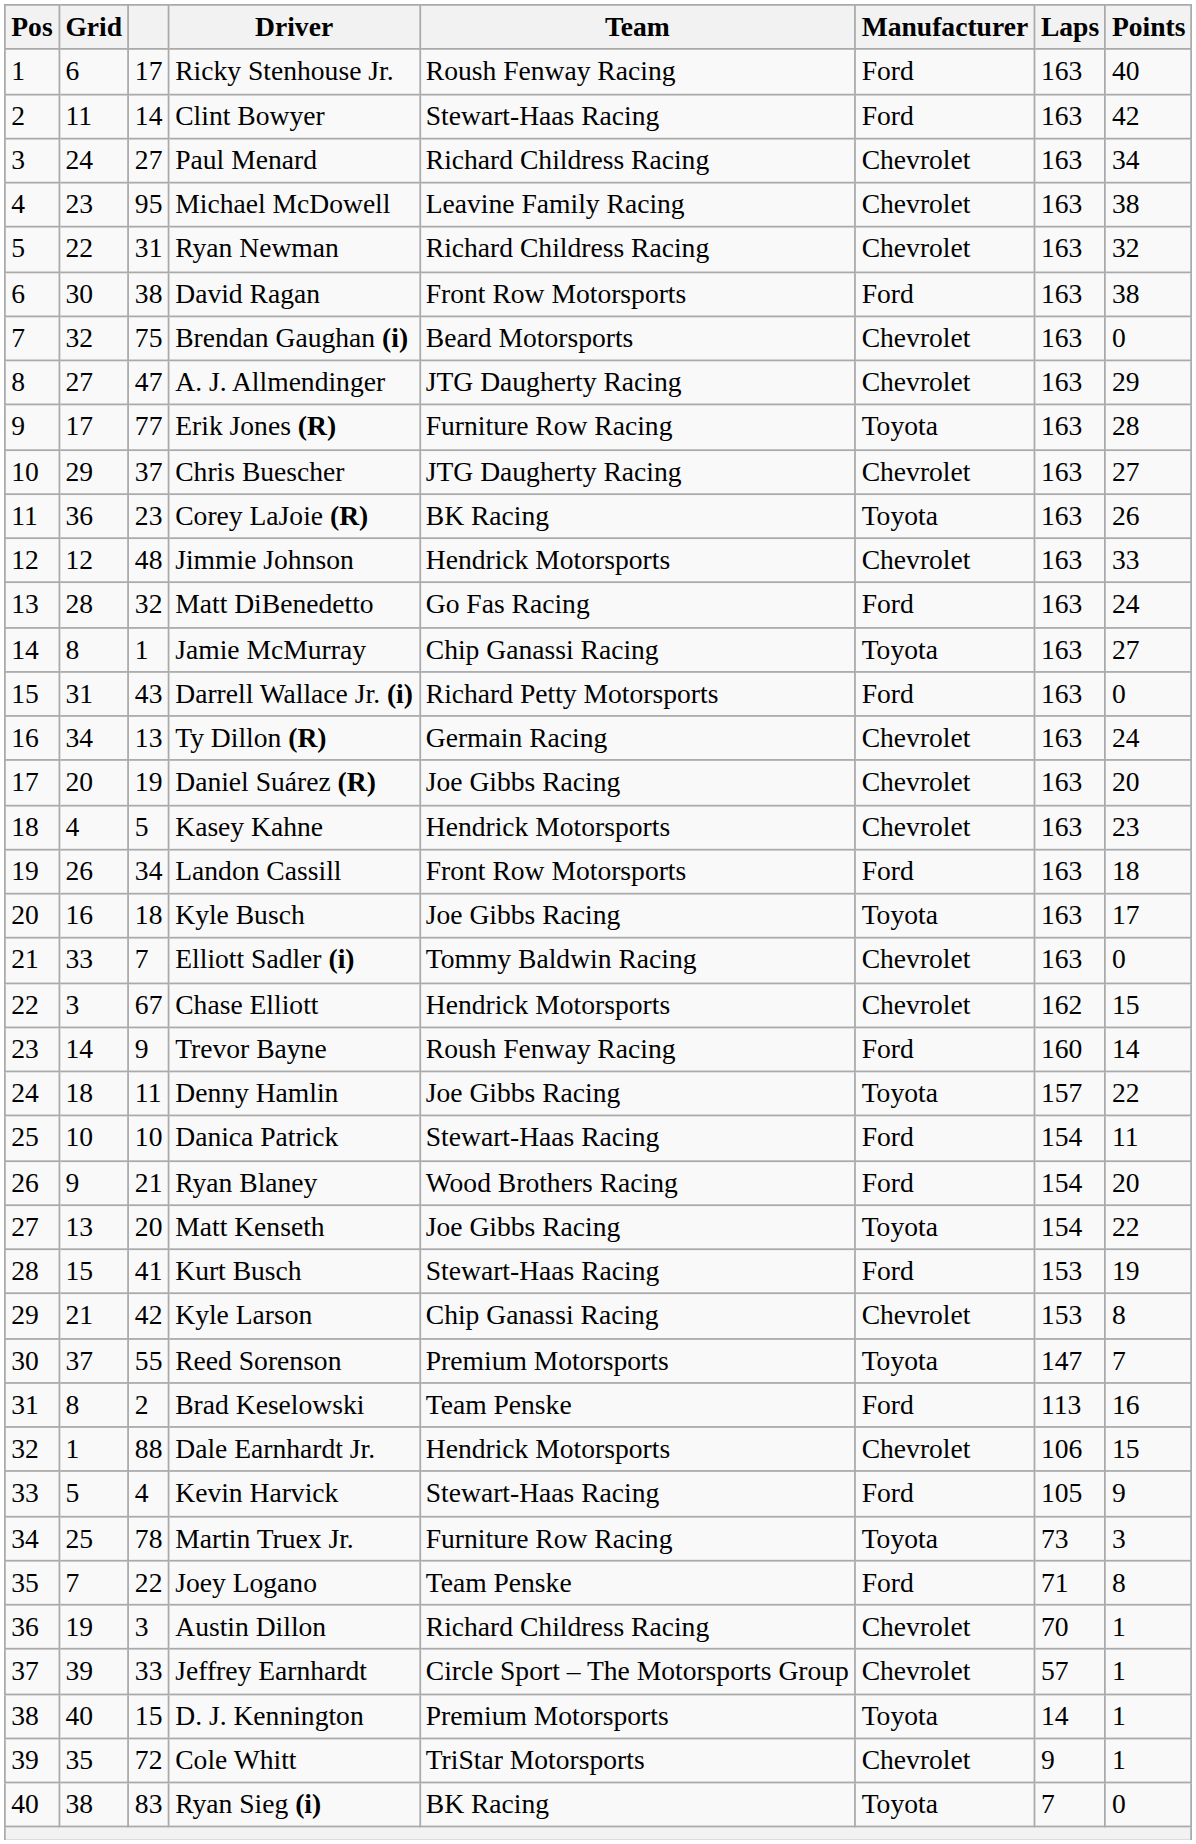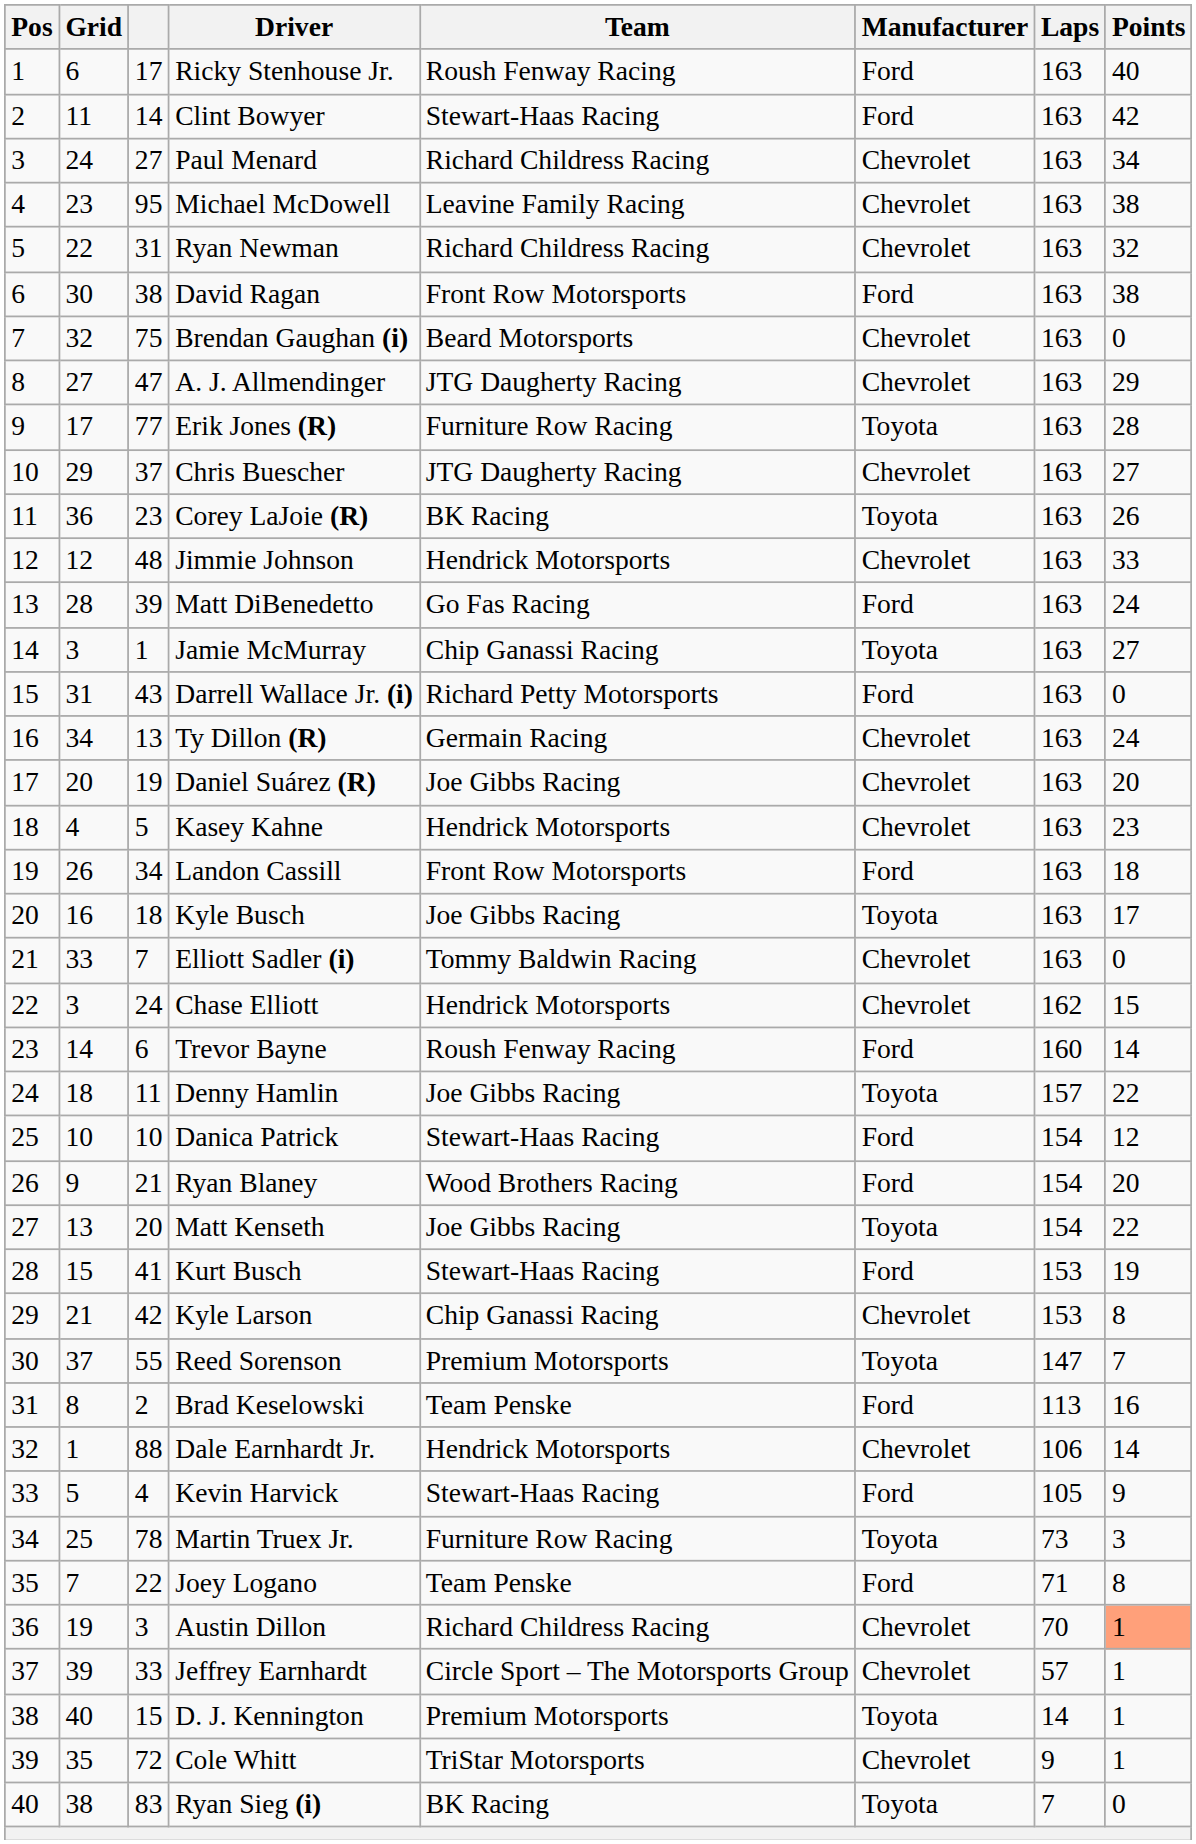(149, 604) 32 -> (149, 604) 39
(72, 648) 8 -> (72, 648) 3
(149, 1004) 67 -> (149, 1004) 24
(142, 1048) 9 -> (142, 1048) 6
(1125, 1137) 11 -> (1126, 1137) 12
(1126, 1448) 15 -> (1126, 1448) 14
(1119, 1626) no background -> (1119, 1626) lightsalmon background
